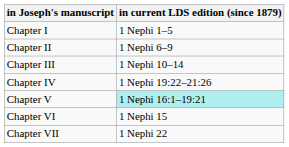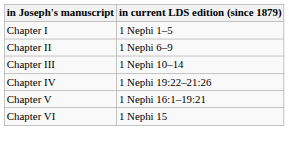(162, 99) paleturquoise background -> (162, 99) no background
- row: (33, 133)
